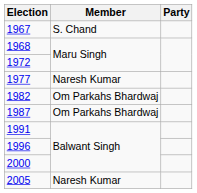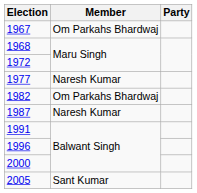(75, 29) S. Chand -> (106, 29) Om Parkahs Bhardwaj
(106, 113) Om Parkahs Bhardwaj -> (87, 113) Naresh Kumar
(87, 180) Naresh Kumar -> (81, 180) Sant Kumar
